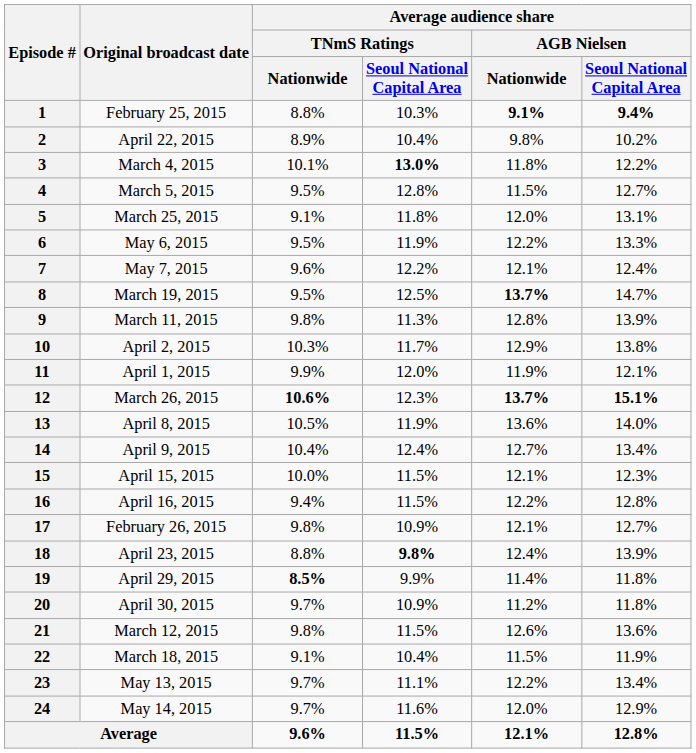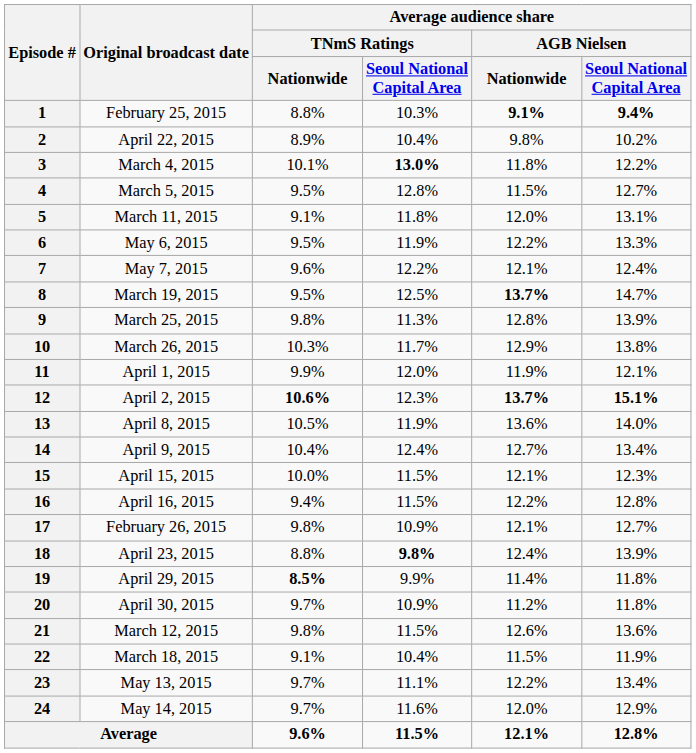(166, 216) March 25, 2015 -> (166, 216) March 11, 2015
(166, 320) March 11, 2015 -> (166, 320) March 25, 2015
(166, 346) April 2, 2015 -> (166, 346) March 26, 2015
(166, 398) March 26, 2015 -> (166, 398) April 2, 2015
